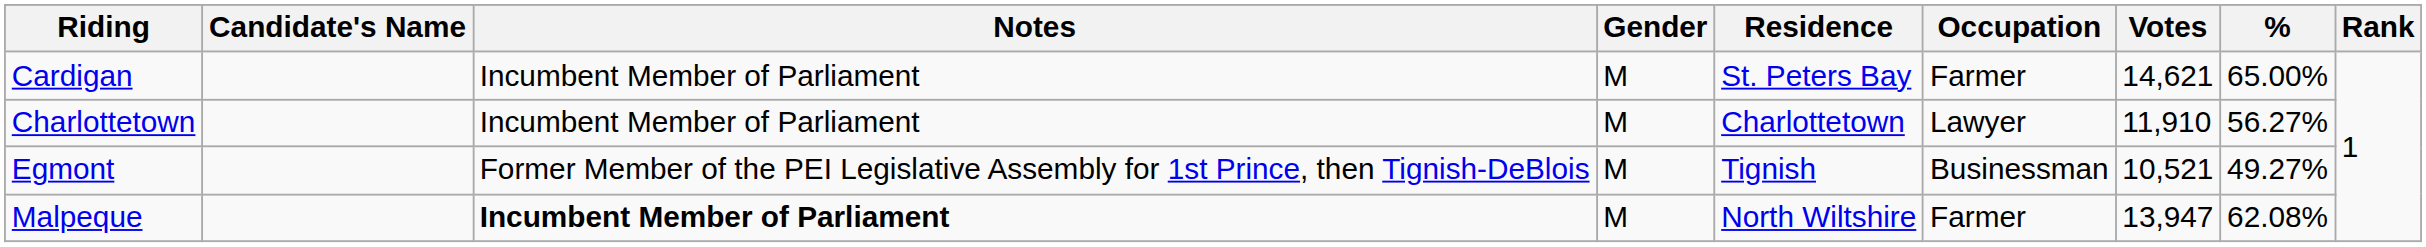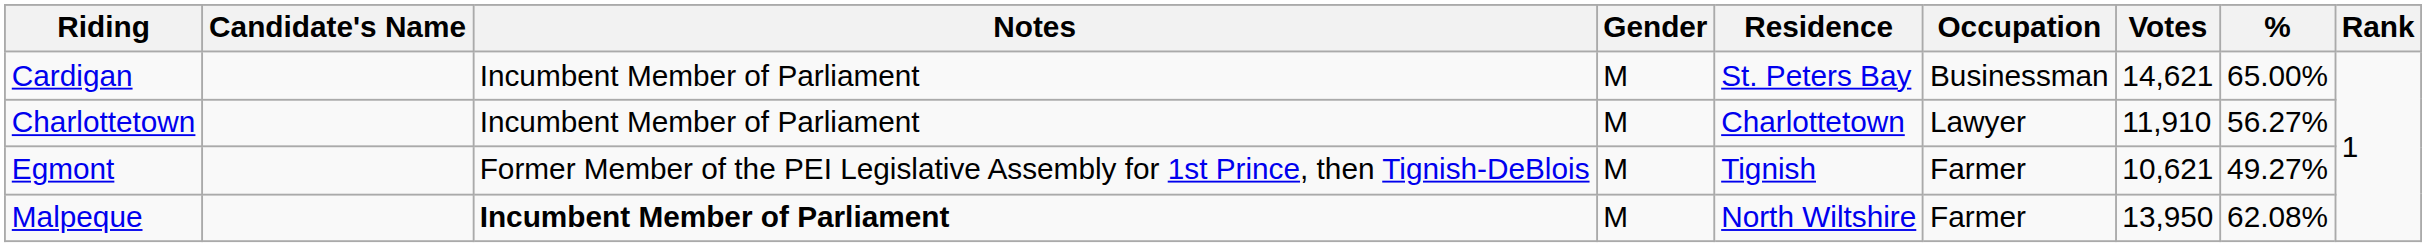(1978, 75) Farmer -> (2019, 75) Businessman
(2019, 169) Businessman -> (1978, 169) Farmer
(2168, 169) 10,521 -> (2168, 169) 10,621
(2168, 216) 13,947 -> (2168, 216) 13,950
